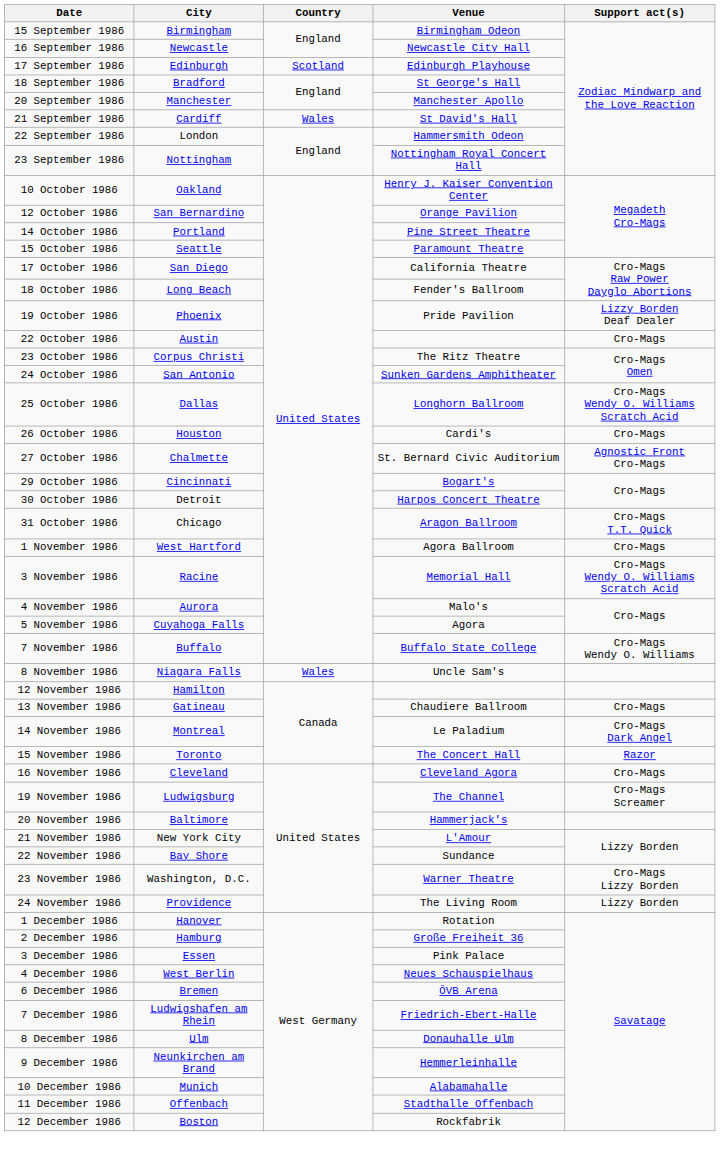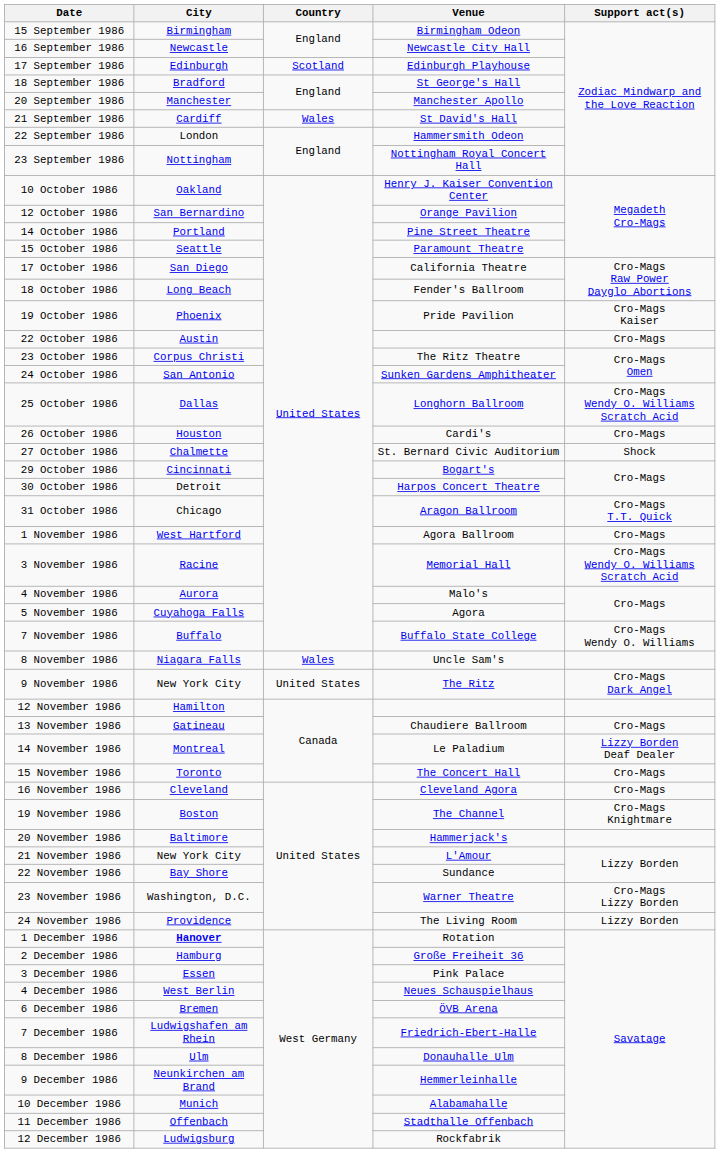(640, 315) Lizzy Borden Deaf Dealer -> (640, 315) Cro-Mags Kaiser
(640, 458) Agnostic Front Cro-Mags -> (640, 452) Shock
+ row: (69, 684)
(640, 732) Cro-Mags Dark Angel -> (640, 749) Lizzy Borden Deaf Dealer
(640, 755) Razor -> (640, 773) Cro-Mags
(199, 797) Ludwigsburg -> (199, 814) Boston
(640, 797) Cro-Mags Screamer -> (640, 814) Cro-Mags Knightmare
(199, 921) normal -> (199, 939) bold
(199, 1122) Boston -> (199, 1139) Ludwigsburg
